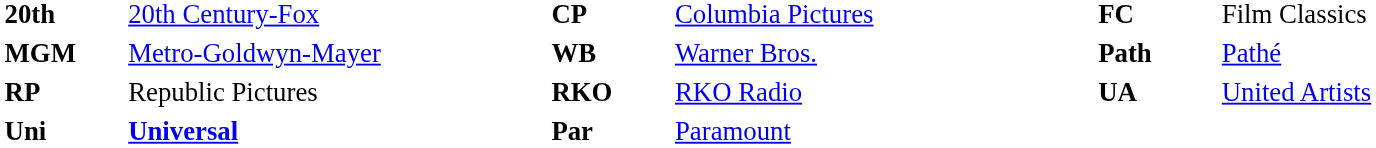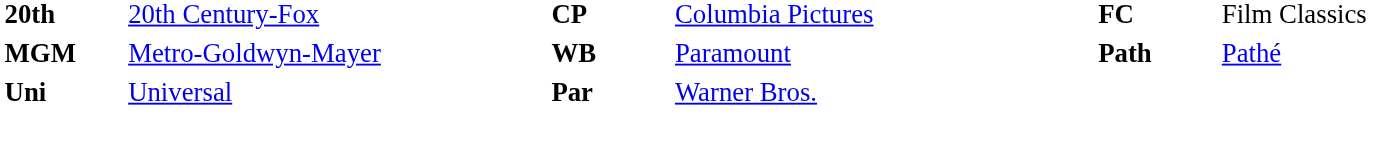(746, 53) Warner Bros. -> (733, 53) Paramount
- row: (22, 92)
(183, 131) bold -> (180, 92) normal
(733, 131) Paramount -> (746, 92) Warner Bros.
